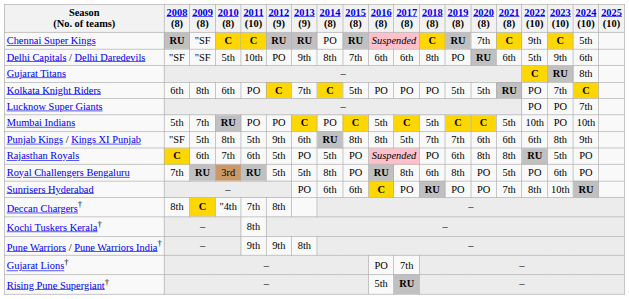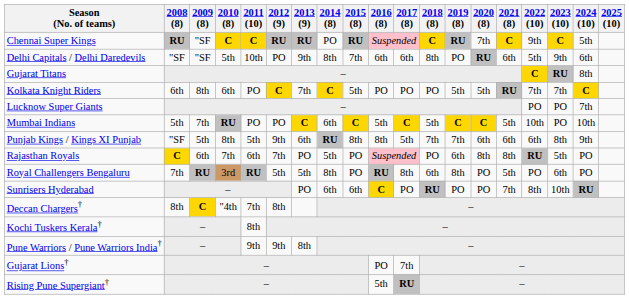(535, 90) PO -> (535, 90) 7th
(330, 123) PO -> (330, 123) 6th
(279, 156) 5th -> (279, 156) 7th
